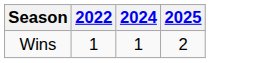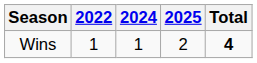+ column: (229, 17)
